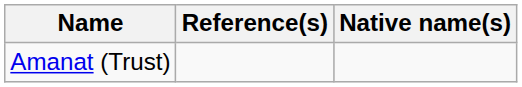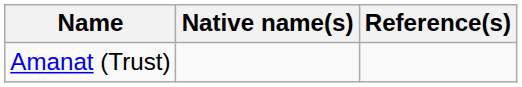columns swapped: (425, 23) <-> (255, 23)
